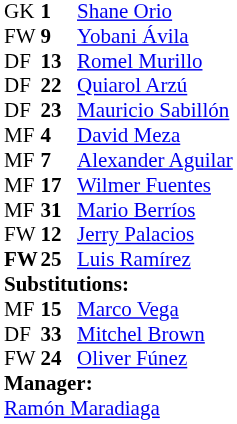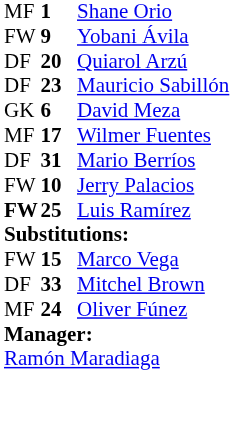(19, 11) GK -> (19, 11) MF
- row: (140, 60)
(51, 85) 22 -> (51, 60) 20
(19, 135) MF -> (19, 110) GK
(46, 135) 4 -> (46, 110) 6
- row: (155, 160)
(19, 209) MF -> (17, 160) DF
(51, 234) 12 -> (51, 184) 10
(19, 309) MF -> (20, 259) FW
(20, 358) FW -> (19, 309) MF
